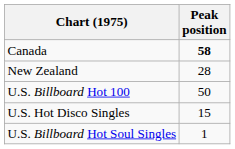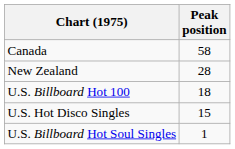(204, 50) bold -> (204, 50) normal
(204, 92) 50 -> (204, 92) 18
